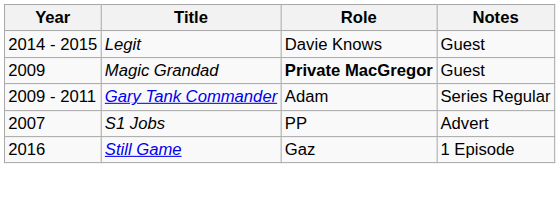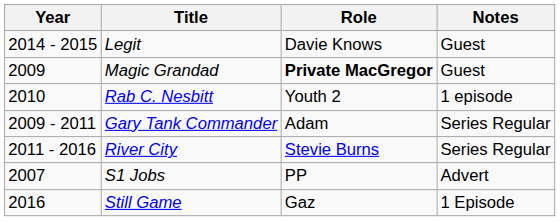+ row: (159, 96)
+ row: (141, 149)
